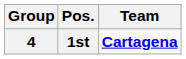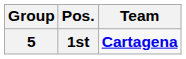(31, 41) 4 -> (31, 41) 5
